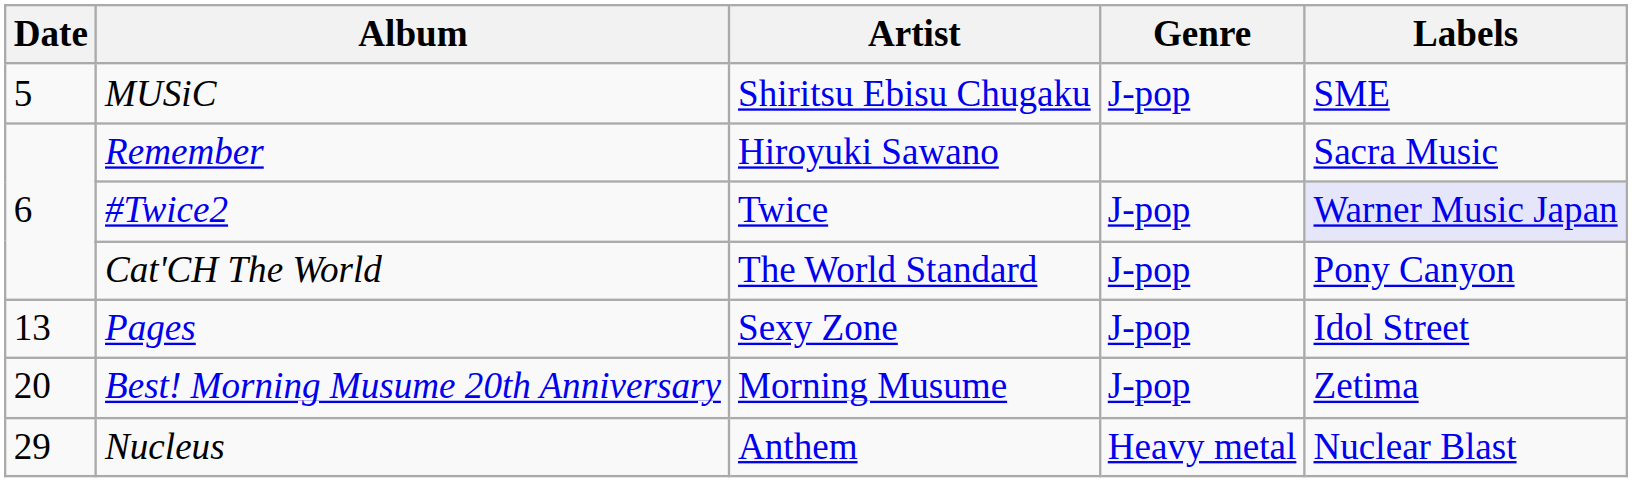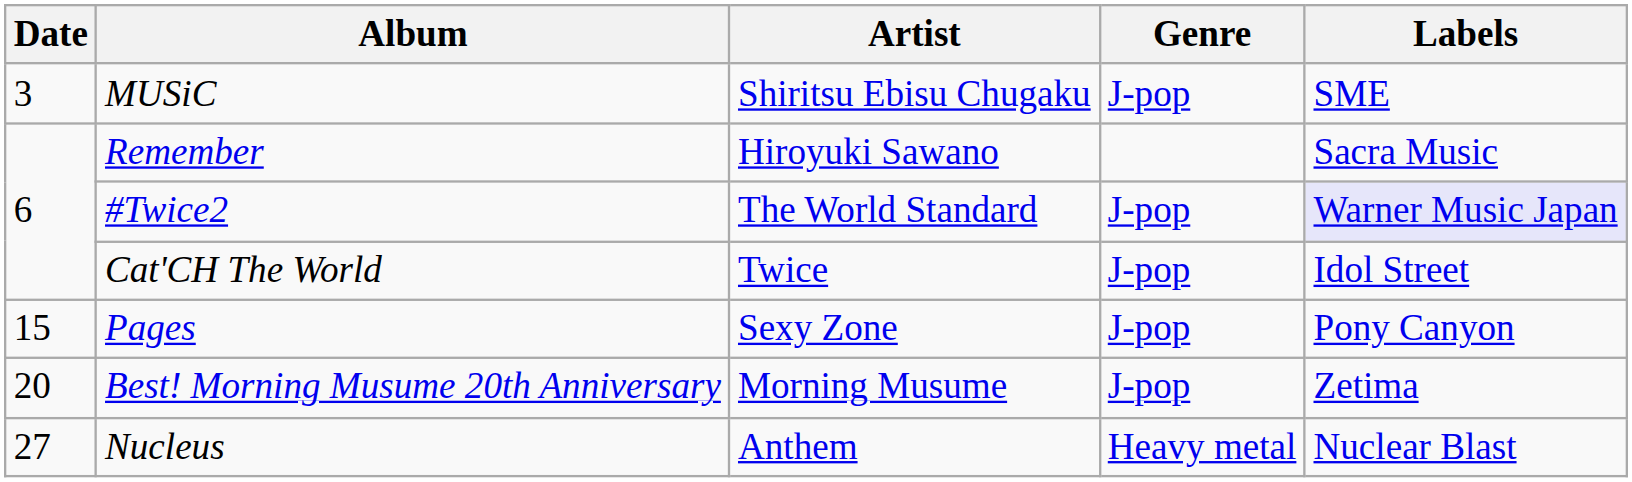(23, 92) 5 -> (23, 92) 3
(783, 210) Twice -> (888, 210) The World Standard
(888, 269) The World Standard -> (783, 269) Twice
(1414, 269) Pony Canyon -> (1391, 269) Idol Street
(32, 328) 13 -> (32, 328) 15
(1391, 328) Idol Street -> (1414, 328) Pony Canyon
(32, 446) 29 -> (32, 446) 27
